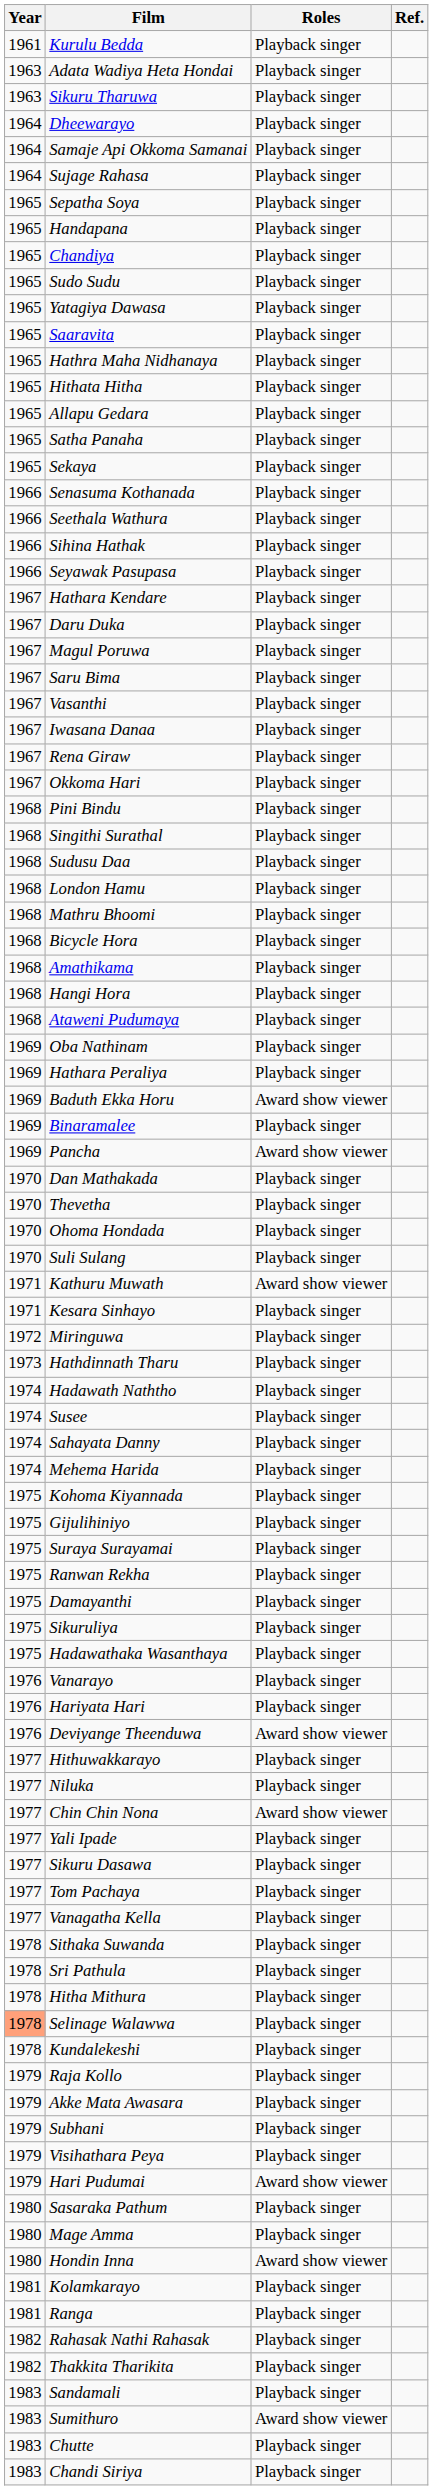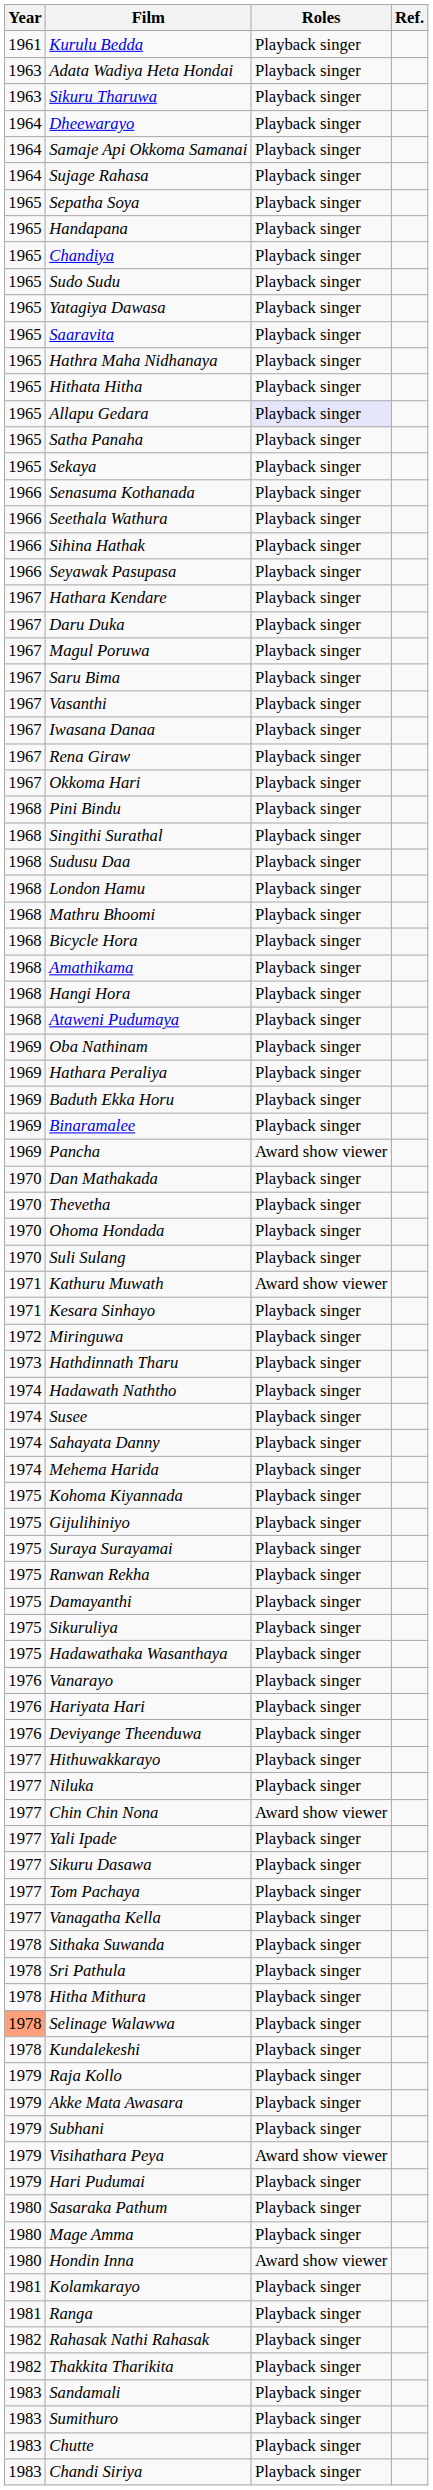(308, 413) no background -> (308, 413) lavender background
(321, 1099) Award show viewer -> (308, 1099) Playback singer
(321, 1733) Award show viewer -> (308, 1733) Playback singer
(308, 2155) Playback singer -> (321, 2155) Award show viewer
(321, 2181) Award show viewer -> (308, 2181) Playback singer
(321, 2419) Award show viewer -> (308, 2419) Playback singer
